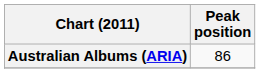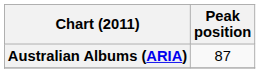(223, 56) 86 -> (223, 56) 87
